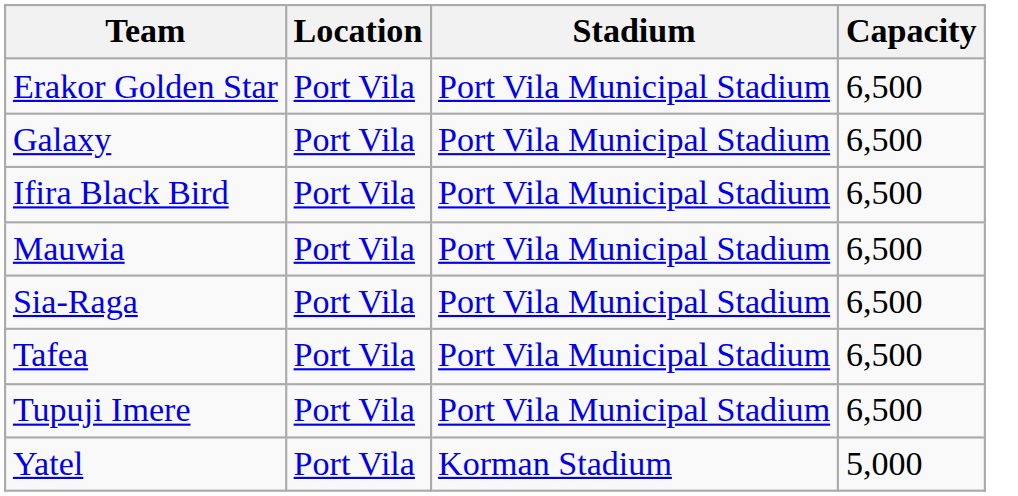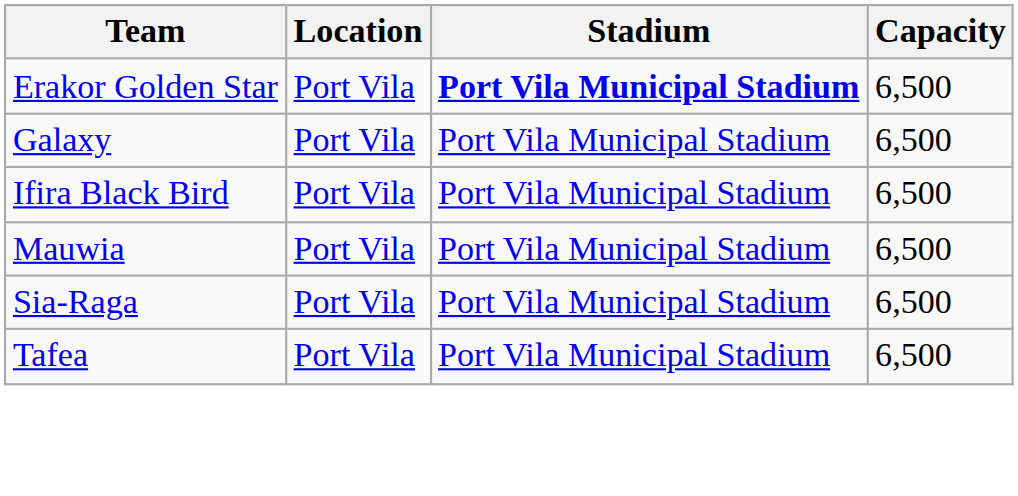(634, 85) normal -> (649, 85) bold
- row: (102, 409)
- row: (48, 463)
